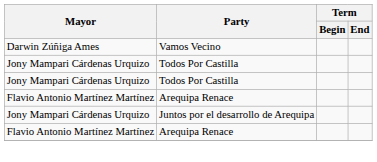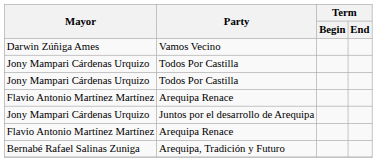+ row: (73, 149)
